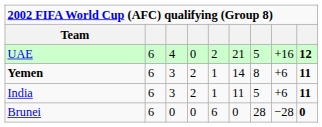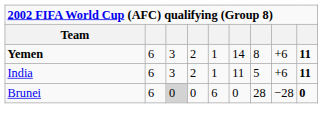- row: (20, 54)
(172, 112) no background -> (172, 93) lightgrey background
